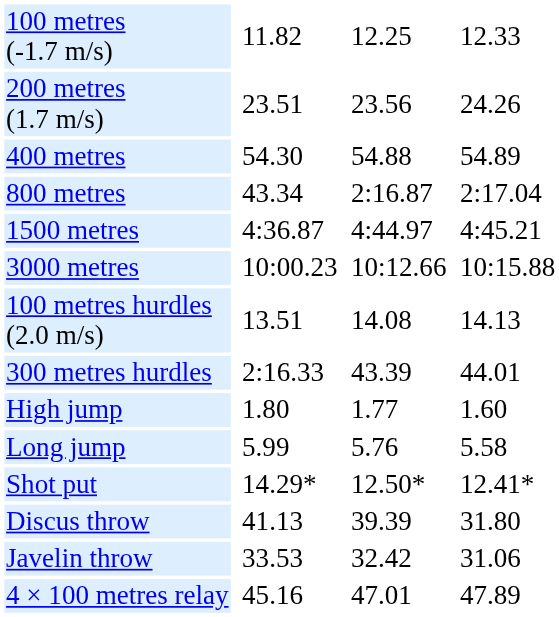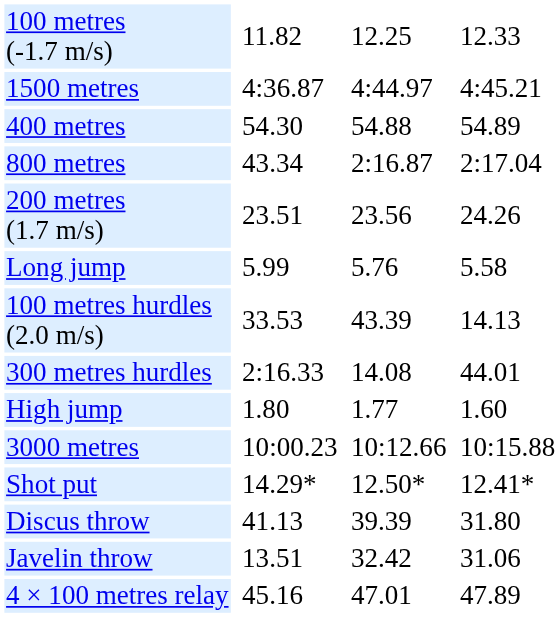rows swapped: (66, 103) <-> (73, 230)
rows swapped: (73, 267) <-> (66, 446)
(273, 320) 13.51 -> (273, 320) 33.53
(381, 320) 14.08 -> (381, 320) 43.39
(381, 372) 43.39 -> (381, 372) 14.08
(273, 558) 33.53 -> (273, 558) 13.51
